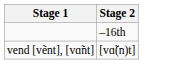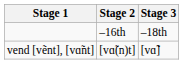+ column: (158, 13)
